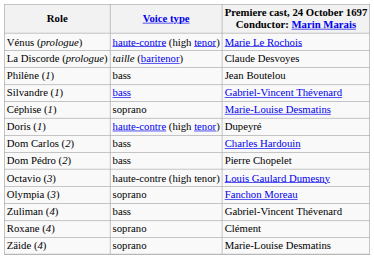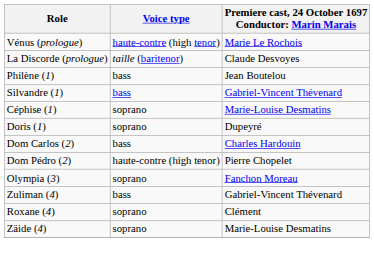(166, 127) haute-contre (high tenor) -> (130, 127) soprano
(122, 161) bass -> (166, 161) haute-contre (high tenor)
- row: (31, 178)
